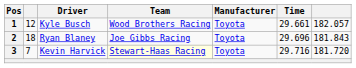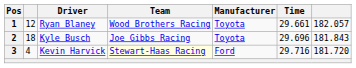(65, 25) Kyle Busch -> (68, 25) Ryan Blaney
(68, 39) Ryan Blaney -> (65, 39) Kyle Busch
(28, 52) 7 -> (28, 52) 4
(230, 52) Toyota -> (225, 52) Ford
